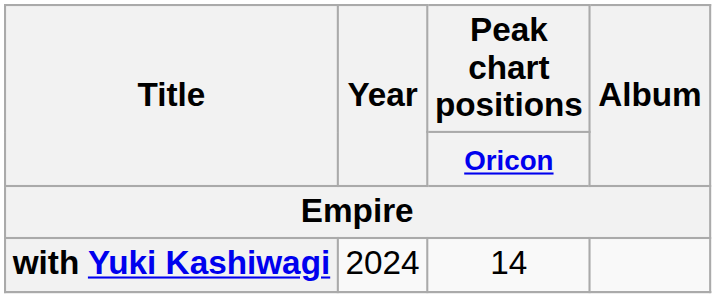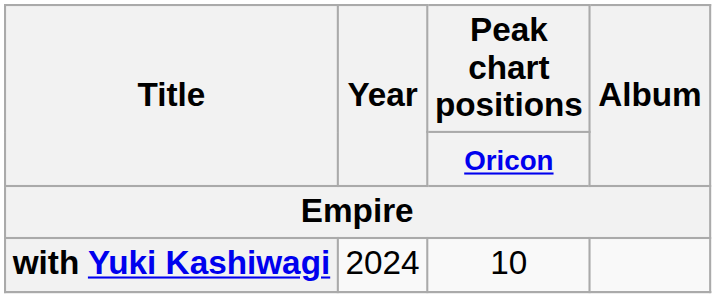(509, 264) 14 -> (509, 264) 10
